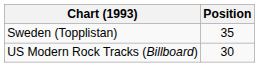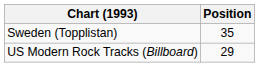(227, 52) 30 -> (227, 52) 29
